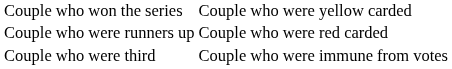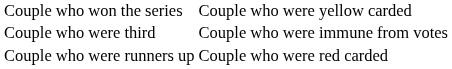rows swapped: (99, 33) <-> (80, 55)
